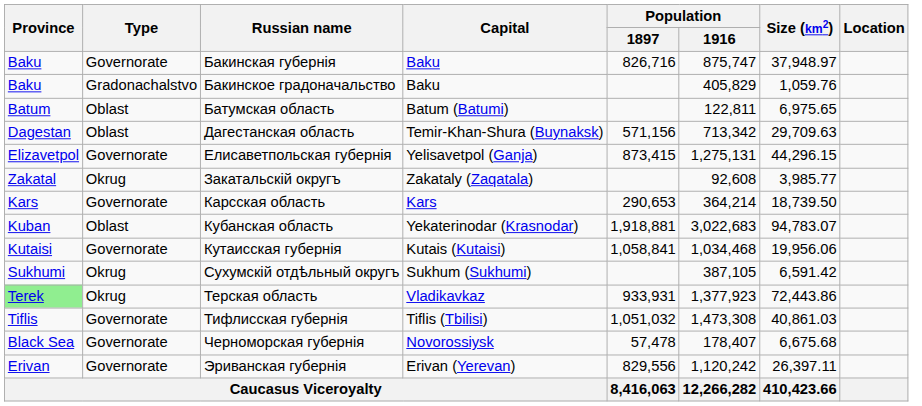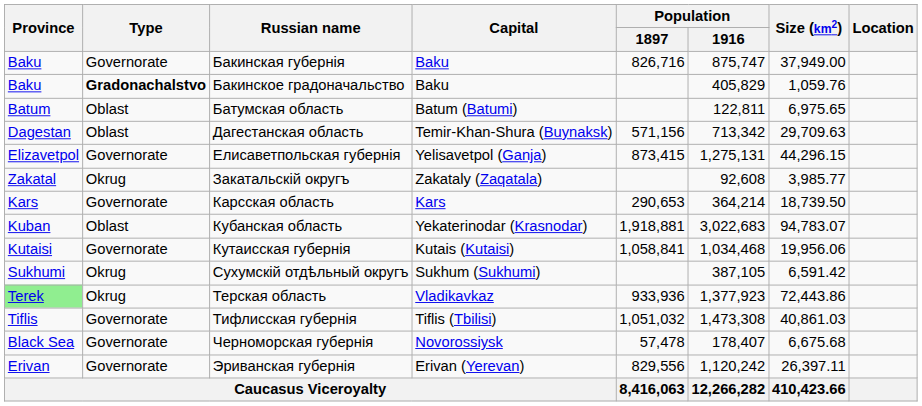(804, 62) 37,948.97 -> (813, 62) 37,949.00
(141, 86) normal -> (146, 86) bold
(649, 296) 933,931 -> (658, 296) 933,936
